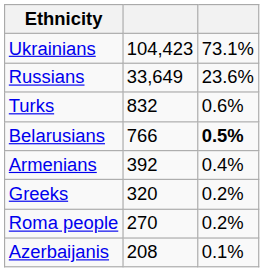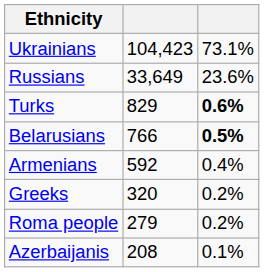(142, 106) 832 -> (142, 106) 829
(223, 106) normal -> (223, 106) bold
(142, 164) 392 -> (142, 164) 592
(142, 223) 270 -> (142, 223) 279
